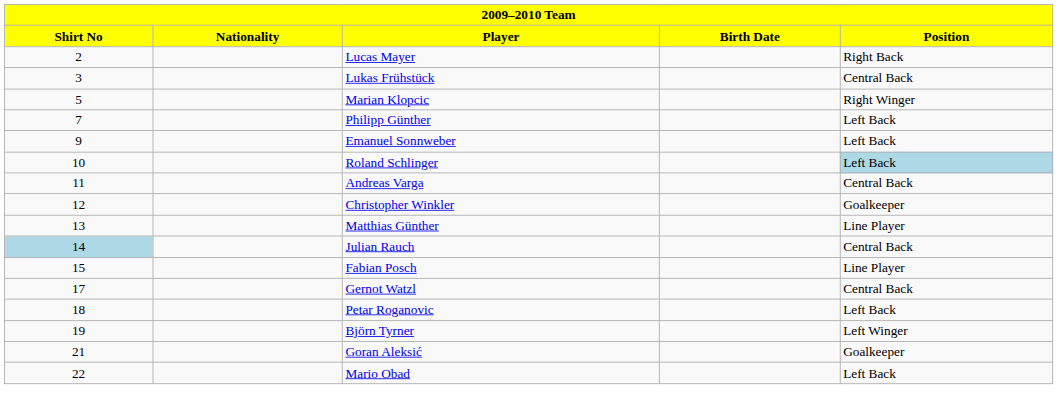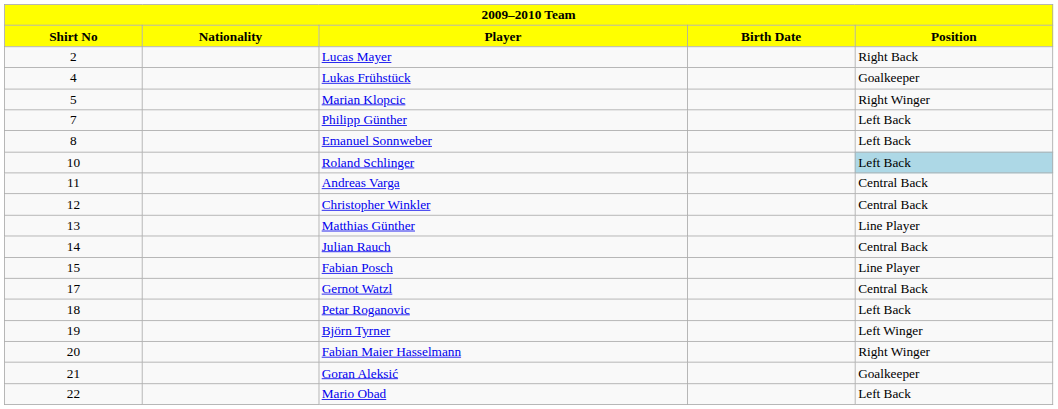(79, 78) 3 -> (73, 78) 4
(878, 78) Central Back -> (889, 78) Goalkeeper
(79, 141) 9 -> (73, 141) 8
(874, 204) Goalkeeper -> (893, 204) Central Back
(79, 246) lightblue background -> (73, 246) no background
+ row: (391, 352)
